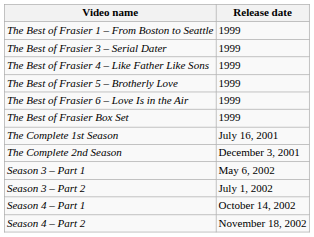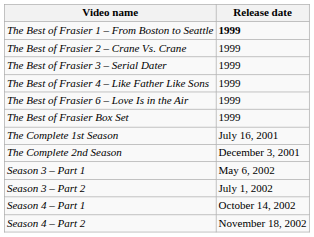(230, 30) normal -> (230, 30) bold
+ row: (97, 48)
- row: (92, 83)
